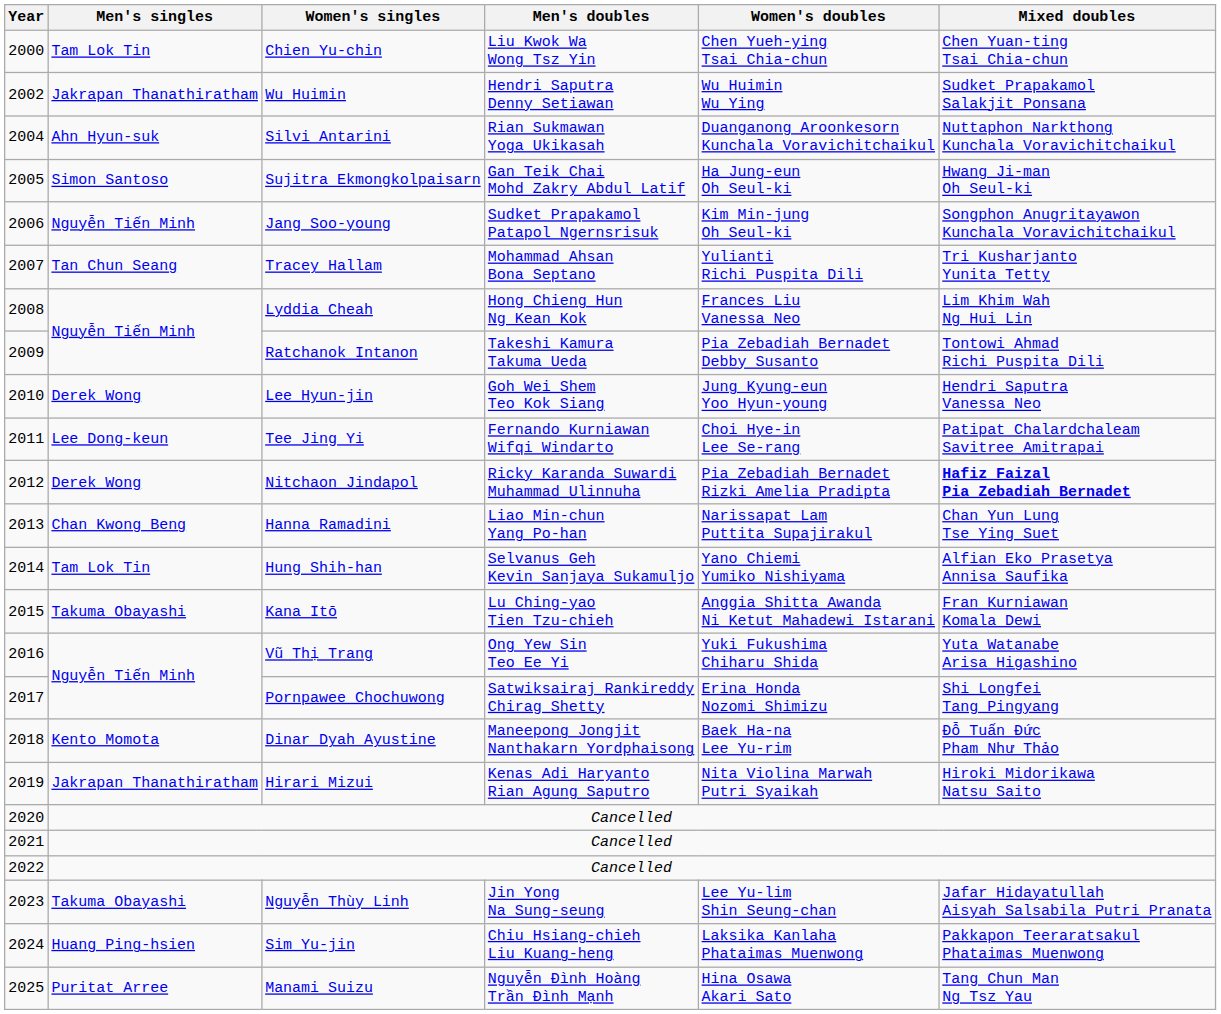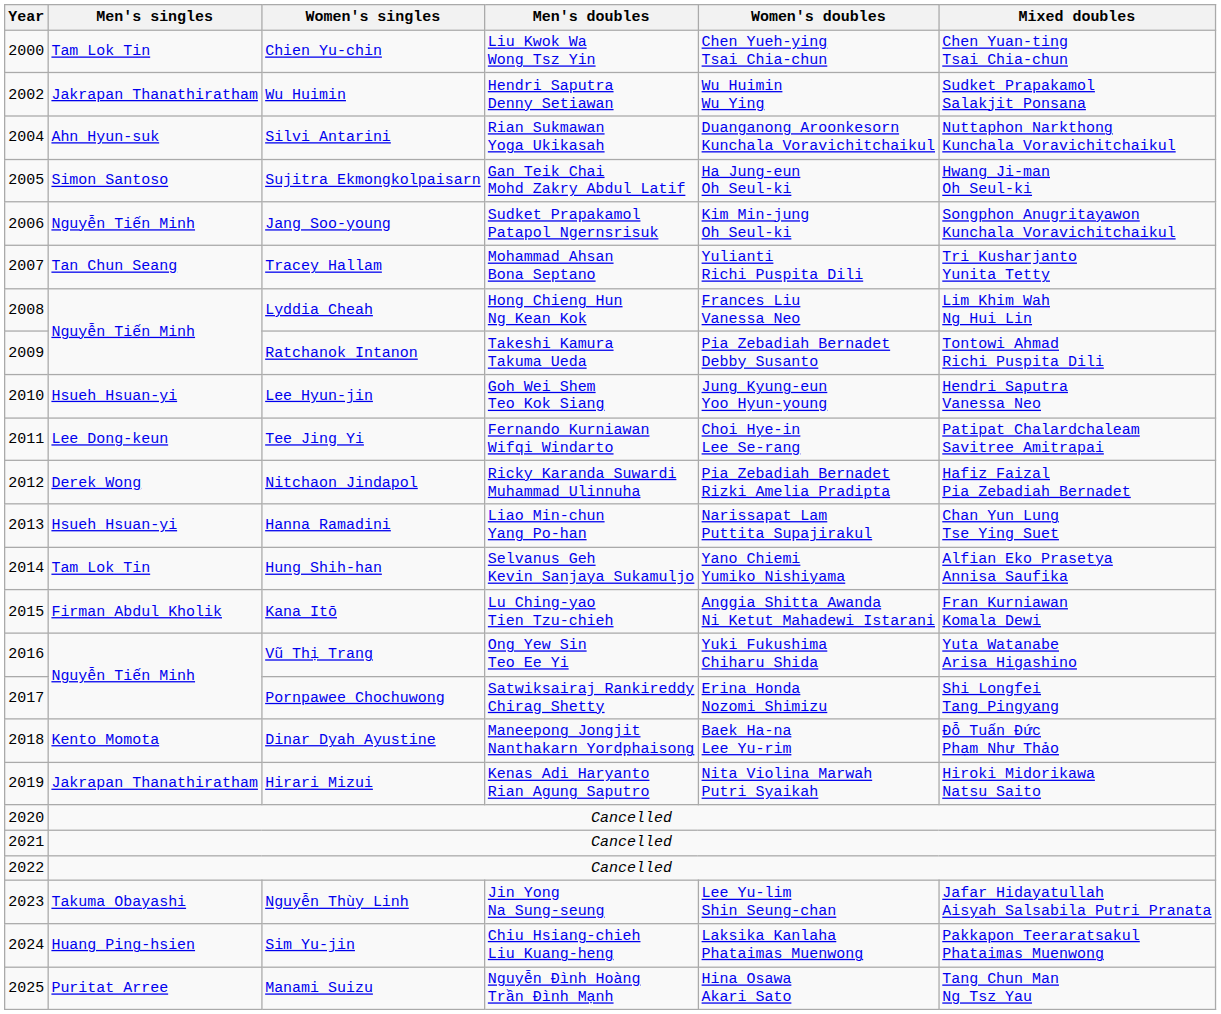(96, 396) Derek Wong -> (114, 396) Hsueh Hsuan-yi
(1037, 482) bold -> (1037, 482) normal
(119, 525) Chan Kwong Beng -> (114, 525) Hsueh Hsuan-yi
(119, 611) Takuma Obayashi -> (137, 611) Firman Abdul Kholik
